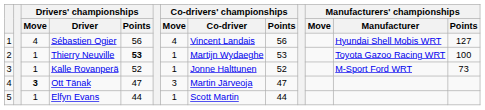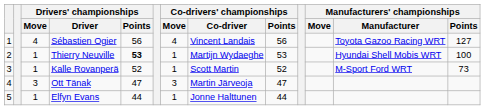(388, 40) Hyundai Shell Mobis WRT -> (390, 40) Toyota Gazoo Racing WRT
(390, 54) Toyota Gazoo Racing WRT -> (388, 54) Hyundai Shell Mobis WRT
(223, 69) Jonne Halttunen -> (214, 69) Scott Martin
(35, 83) bold -> (35, 83) normal
(214, 97) Scott Martin -> (223, 97) Jonne Halttunen
